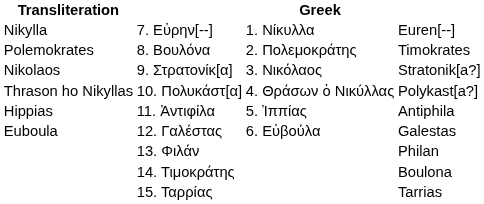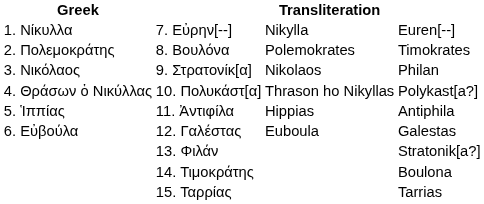columns swapped: (320, 10) <-> (68, 10)
(439, 70) Stratonik[a?] -> (418, 70) Philan
(418, 151) Philan -> (439, 151) Stratonik[a?]
